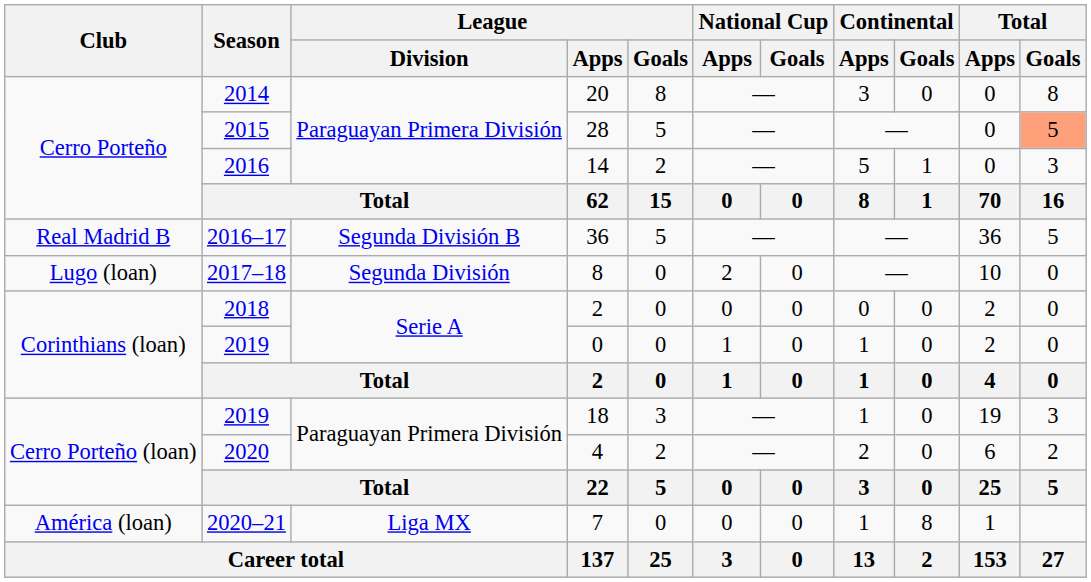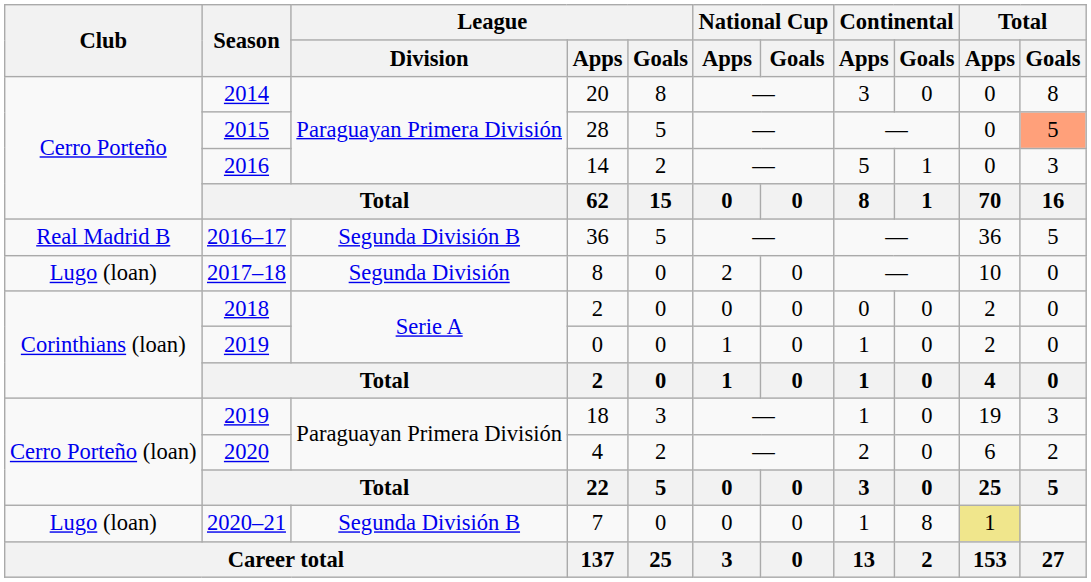(103, 523) América (loan) -> (103, 523) Lugo (loan)
(429, 523) Liga MX -> (429, 523) Segunda División B
(990, 523) no background -> (990, 523) khaki background
